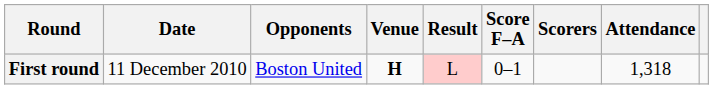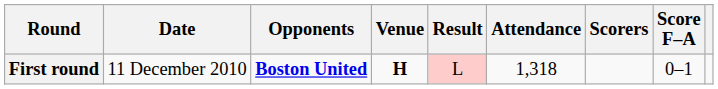columns swapped: (508, 29) <-> (650, 29)
(309, 68) normal -> (311, 68) bold
